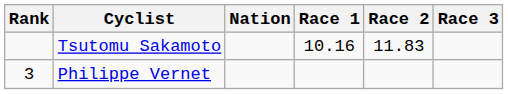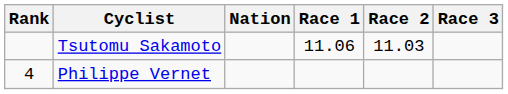(329, 46) 10.16 -> (329, 46) 11.06
(399, 46) 11.83 -> (399, 46) 11.03
(29, 74) 3 -> (29, 74) 4
